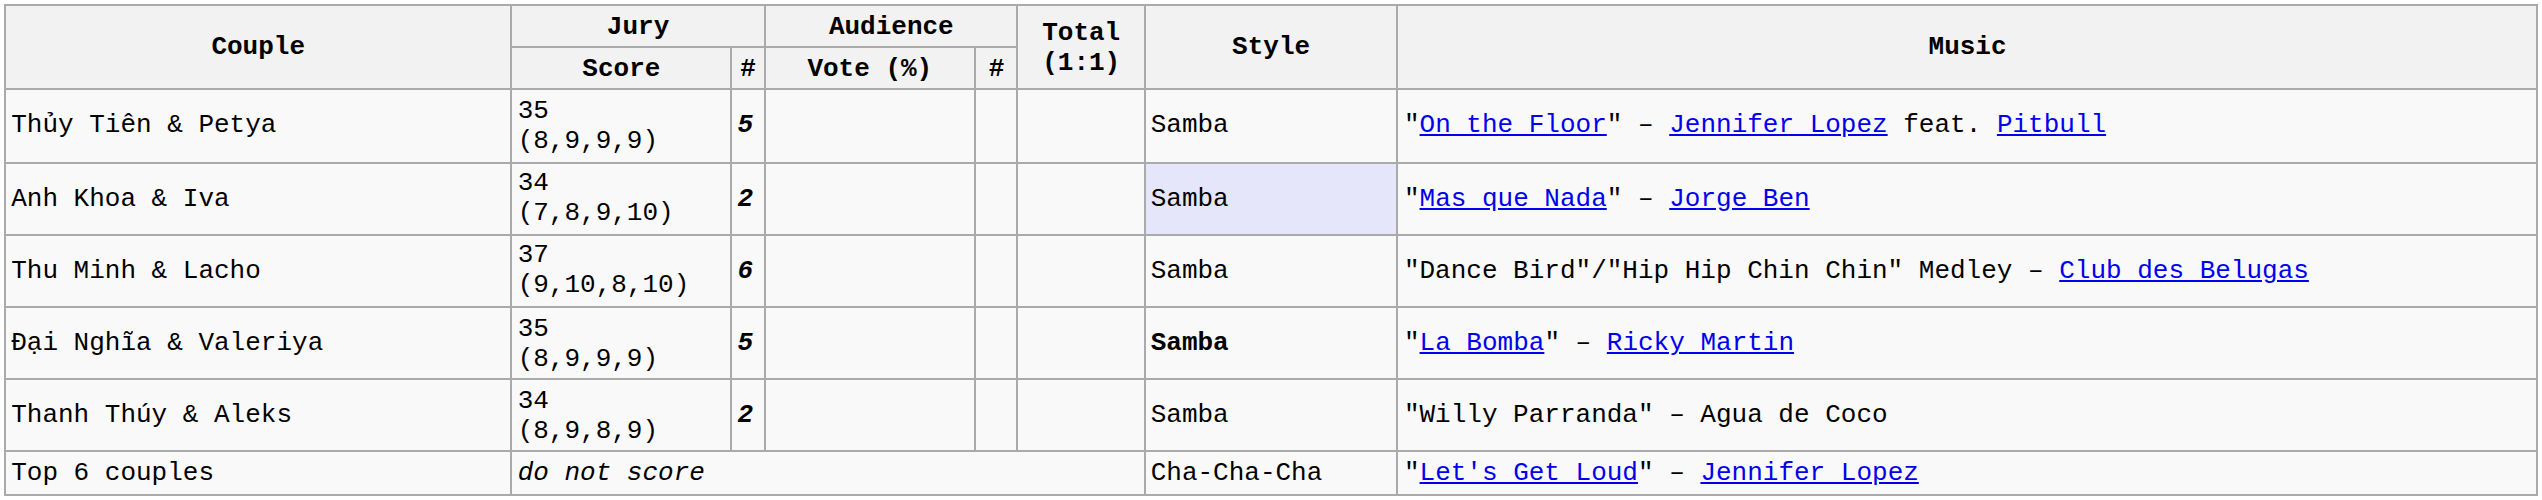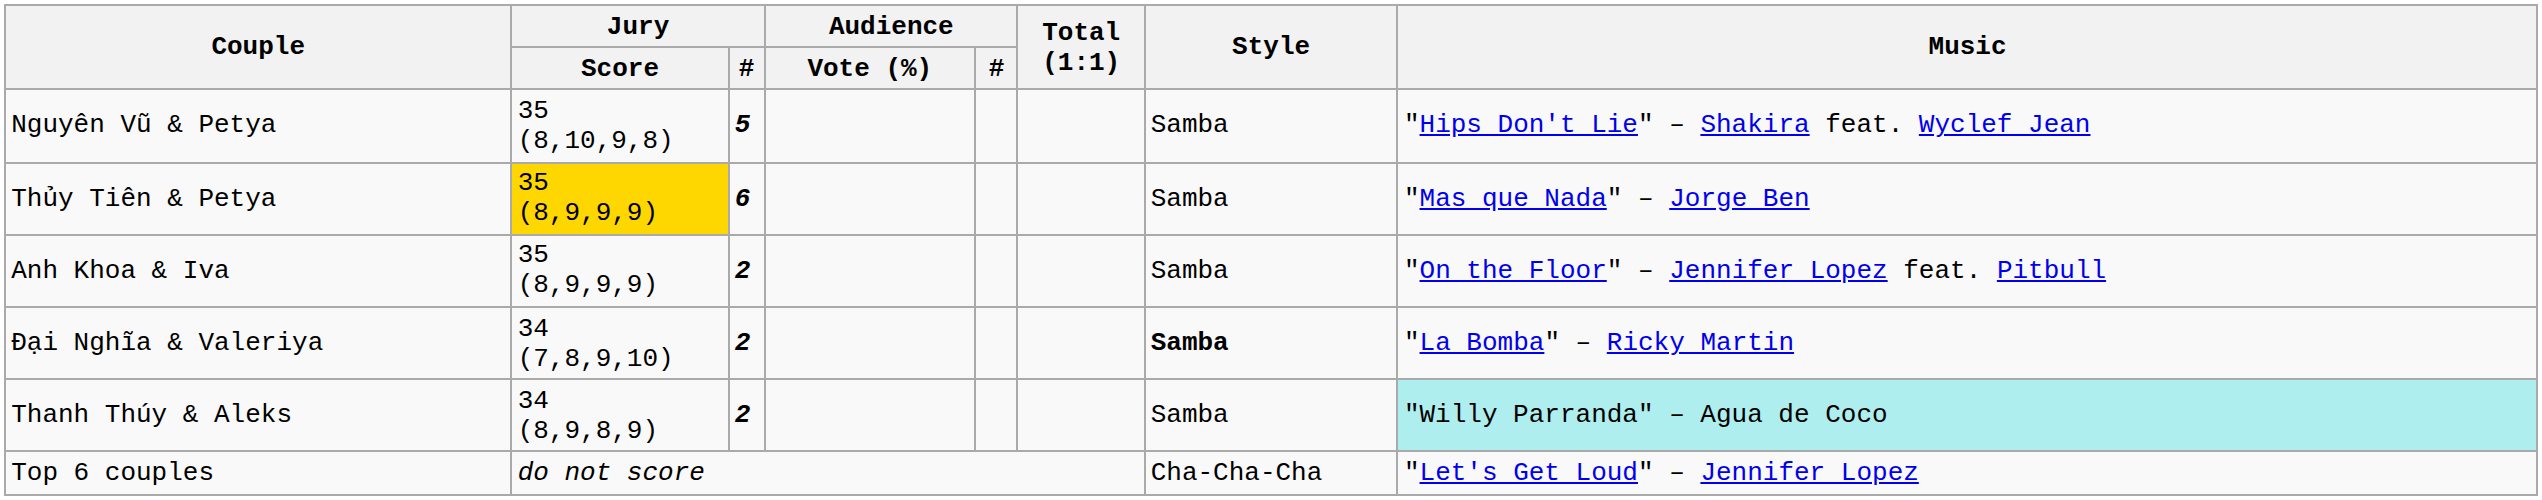+ row: (144, 126)
(588, 126) no background -> (588, 198) gold background
(745, 126) 5 -> (743, 198) 6
(1755, 126) "On the Floor" – Jennifer Lopez feat. Pitbull -> (1607, 198) "Mas que Nada" – Jorge Ben
(596, 198) 34 (7,8,9,10) -> (588, 271) 35 (8,9,9,9)
(1190, 198) lavender background -> (1190, 271) no background
(1607, 198) "Mas que Nada" – Jorge Ben -> (1755, 271) "On the Floor" – Jennifer Lopez feat. Pitbull
- row: (136, 271)
(588, 343) 35 (8,9,9,9) -> (596, 343) 34 (7,8,9,10)
(745, 343) 5 -> (743, 343) 2
(1646, 415) no background -> (1646, 415) paleturquoise background
